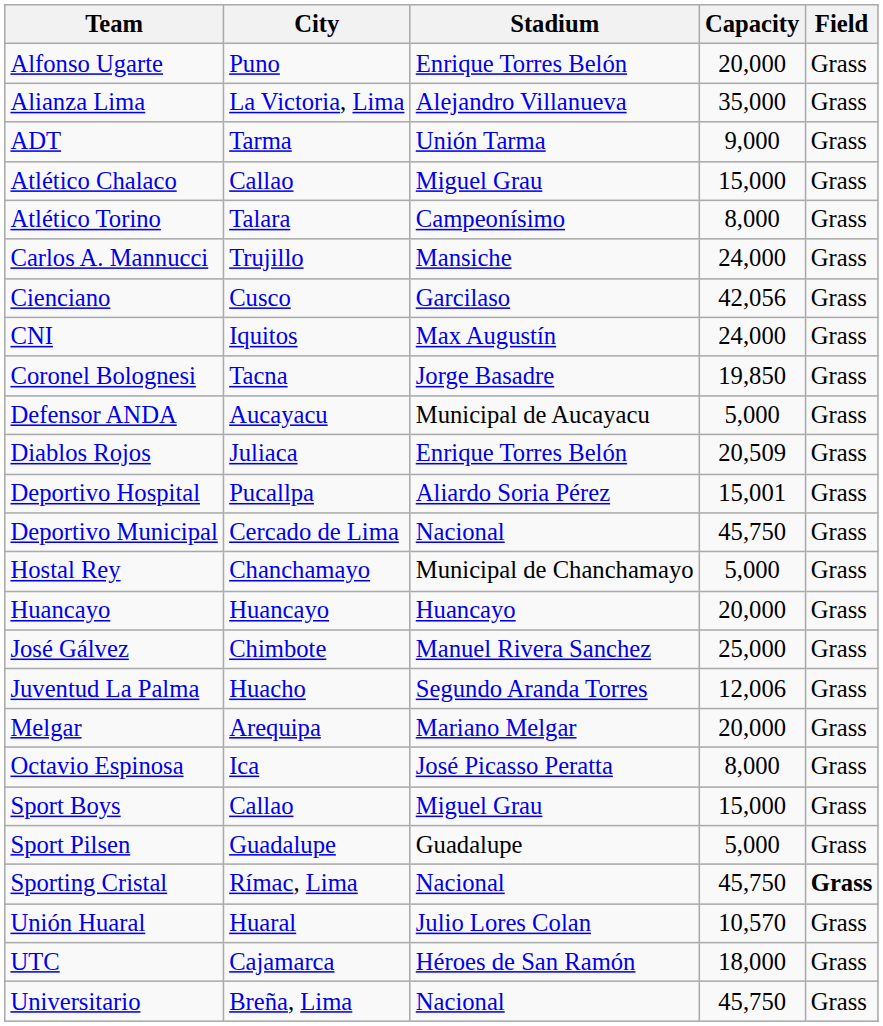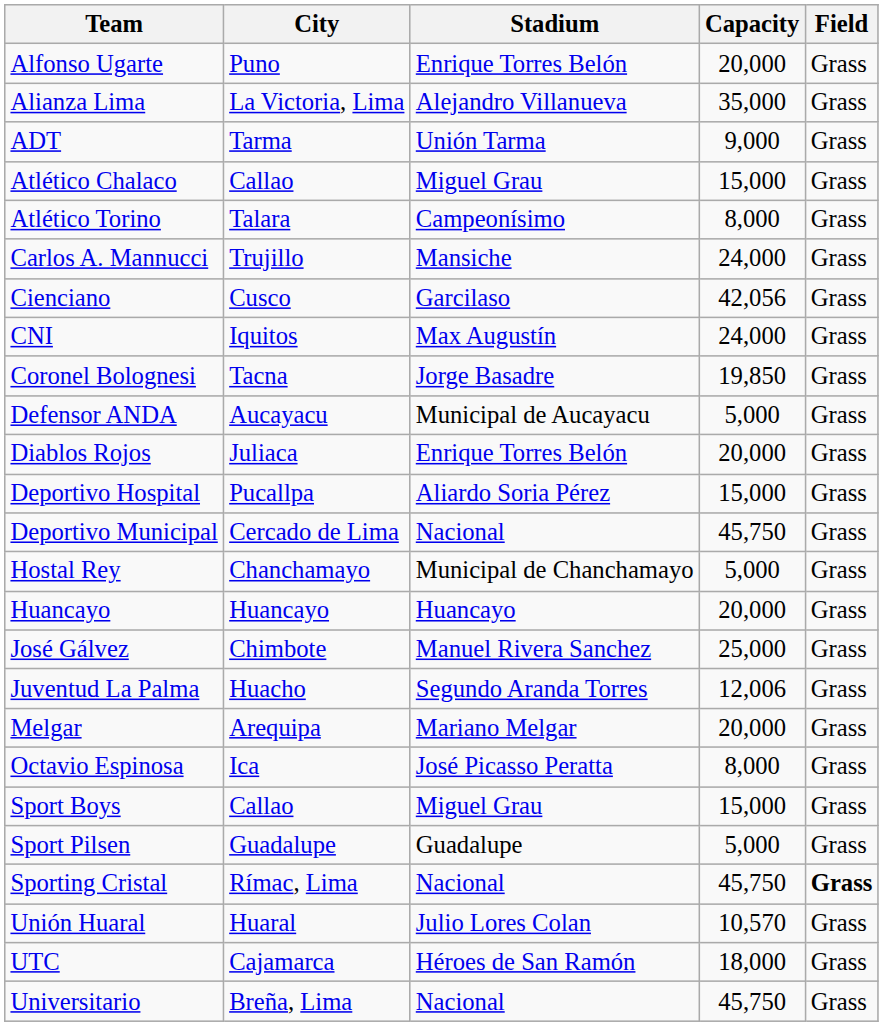(752, 453) 20,509 -> (752, 453) 20,000
(752, 492) 15,001 -> (752, 492) 15,000
